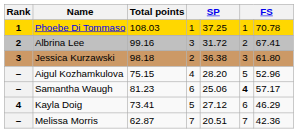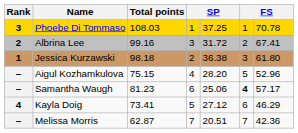(18, 27) 1 -> (18, 27) 3
(18, 58) 3 -> (18, 58) 1
